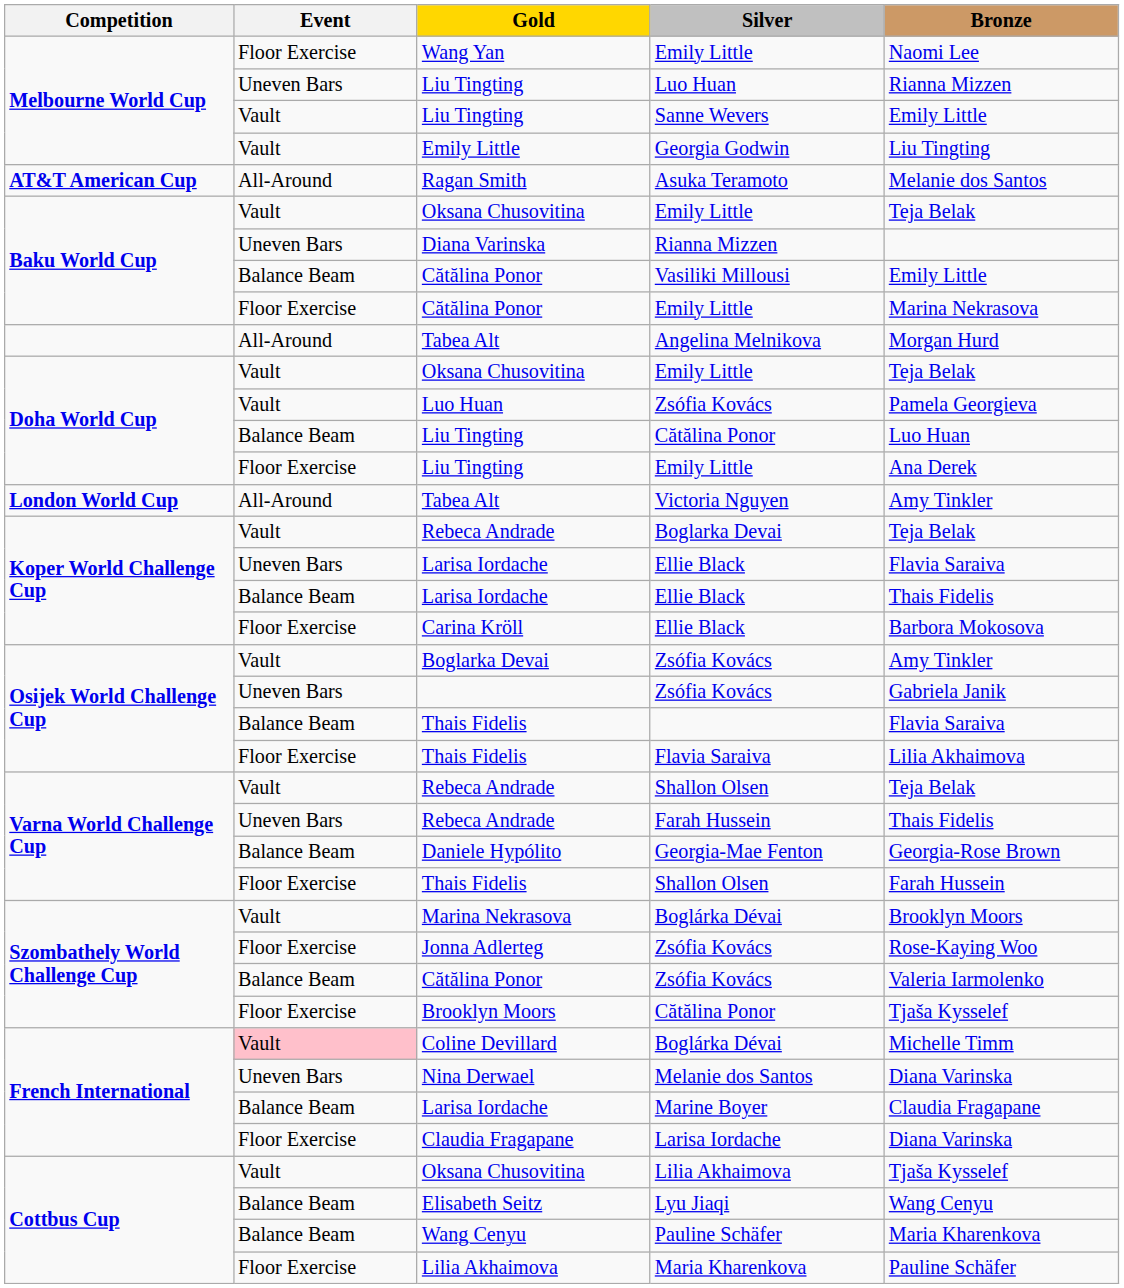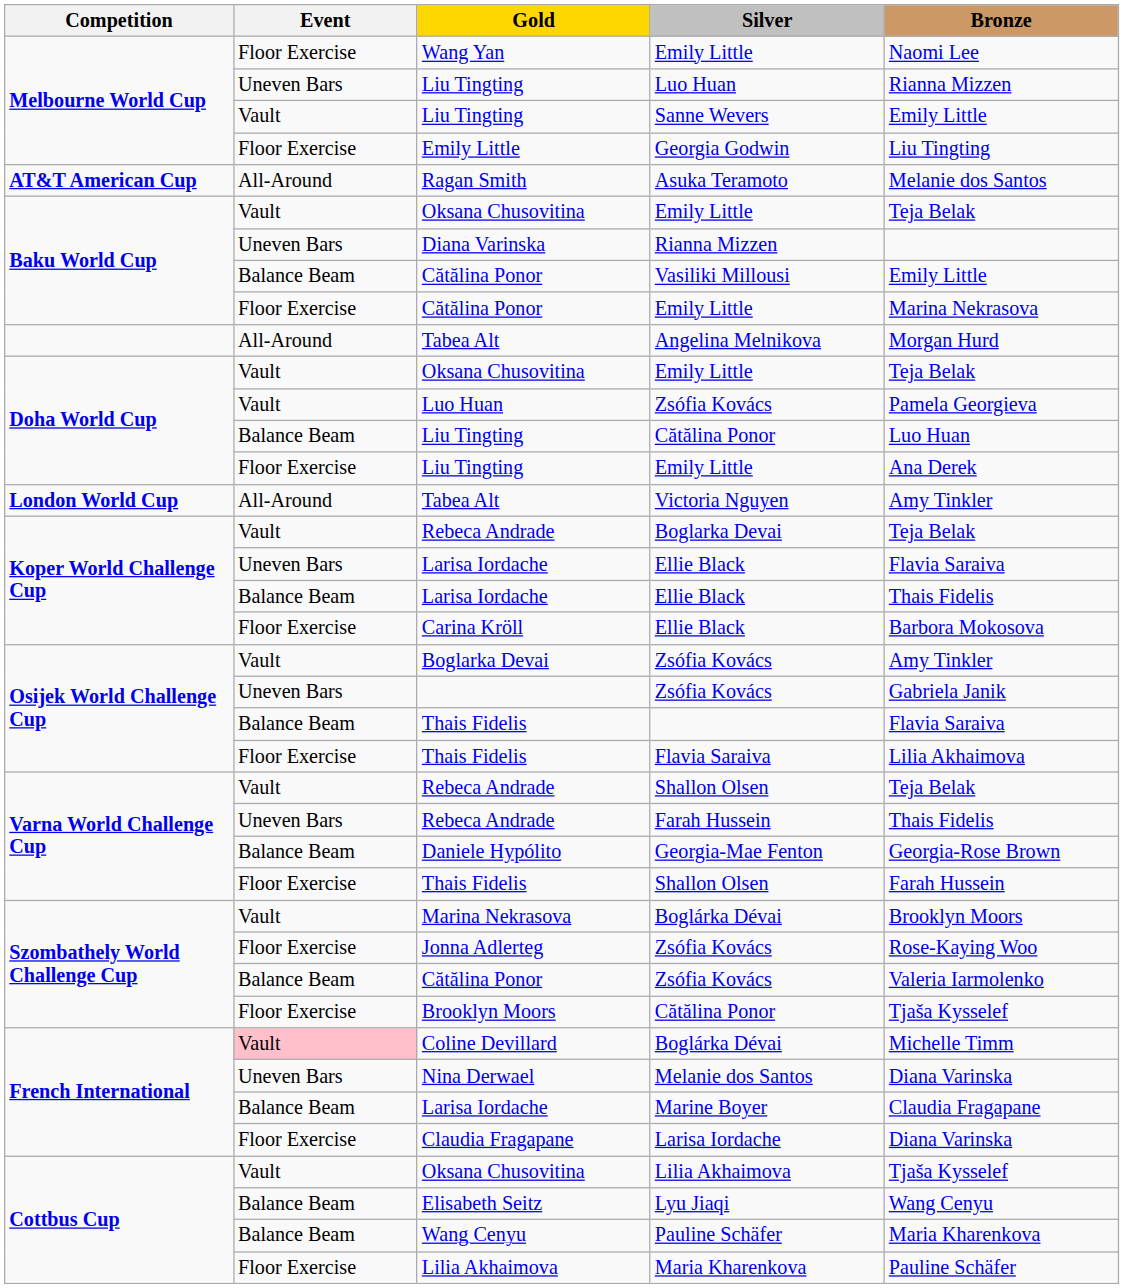(259, 148) Vault -> (297, 148) Floor Exercise
